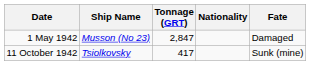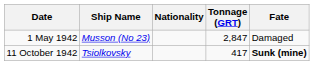columns swapped: (223, 17) <-> (174, 17)
(278, 53) normal -> (279, 53) bold
